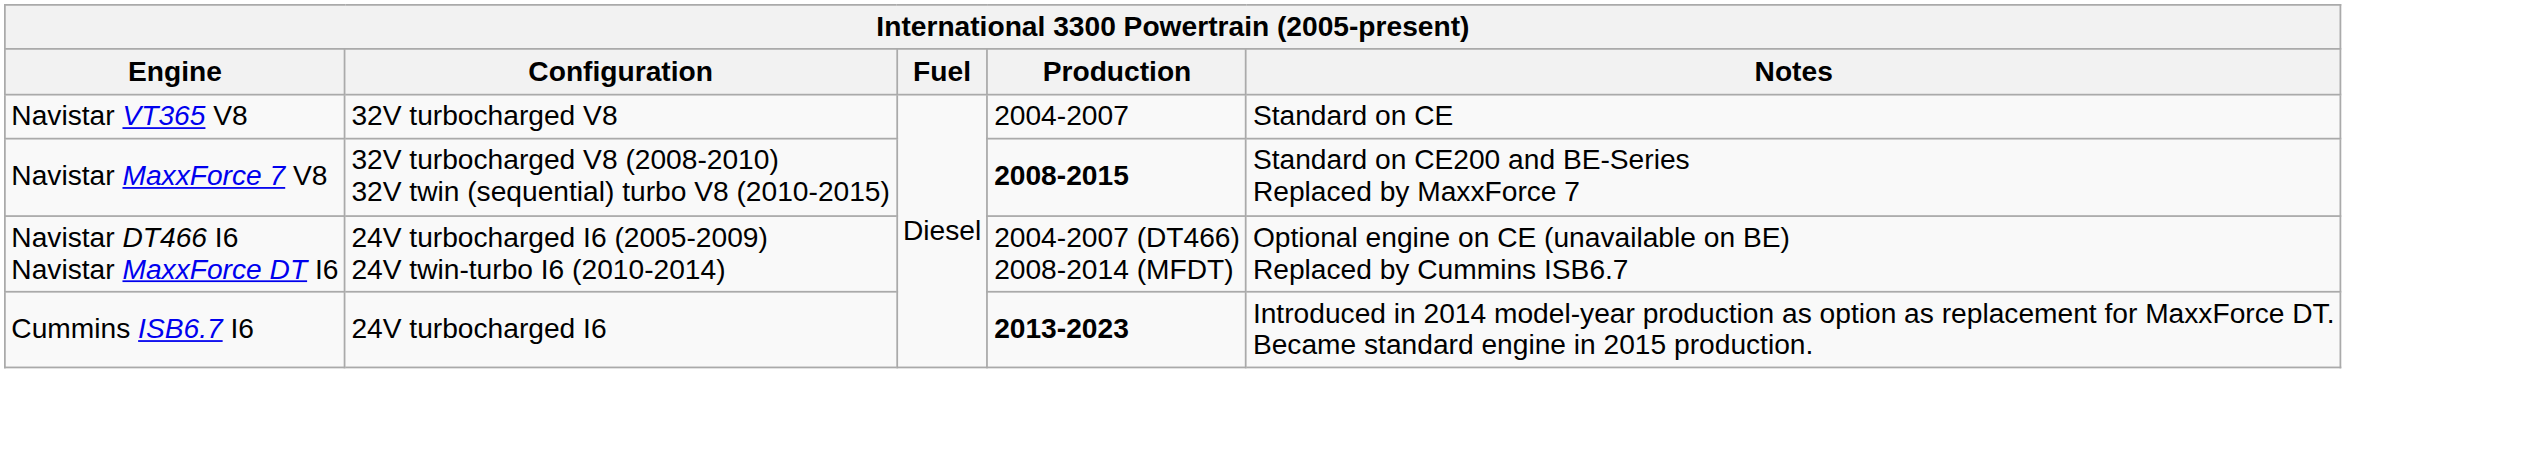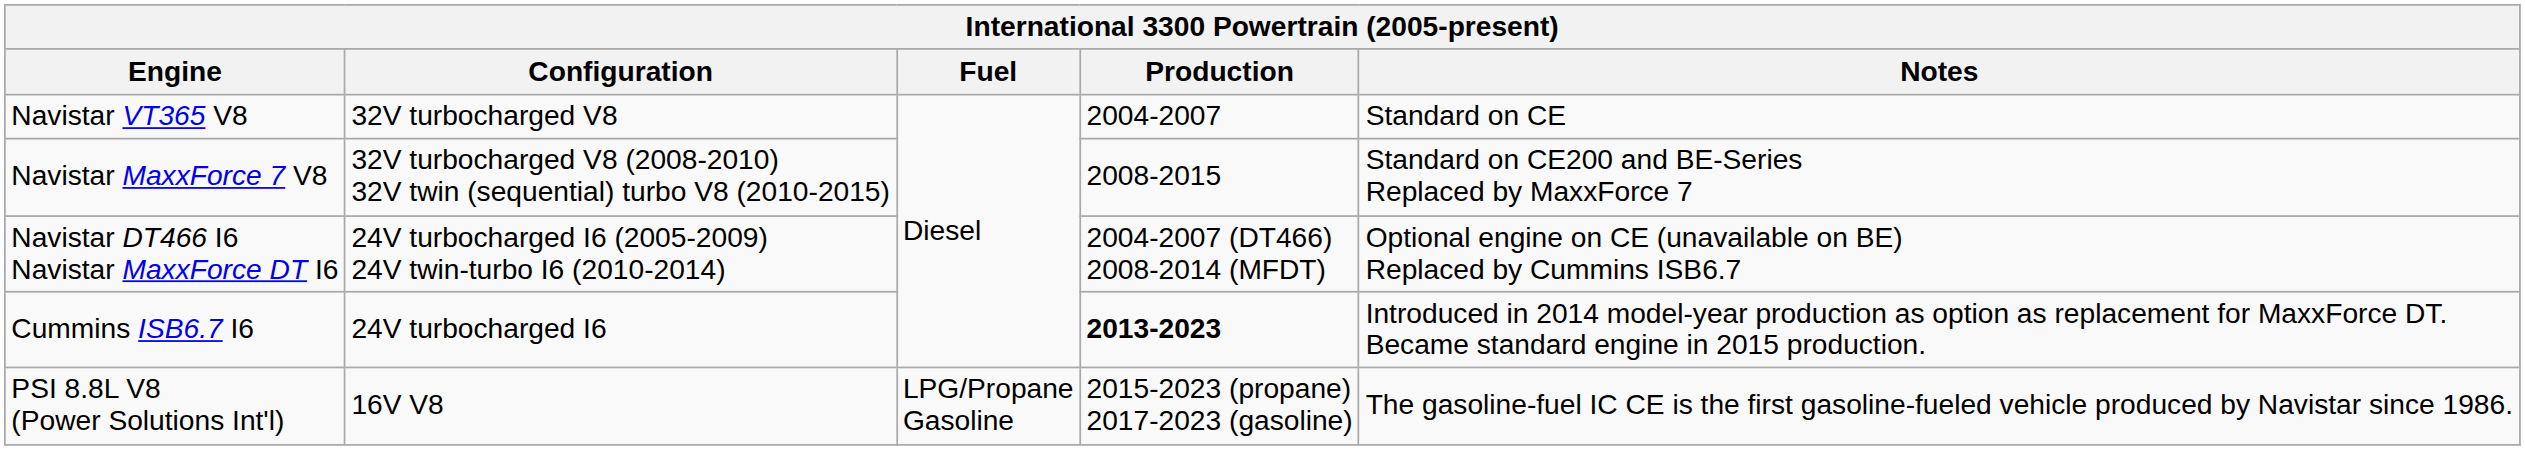(1061, 176) bold -> (1154, 176) normal
+ row: (148, 405)
